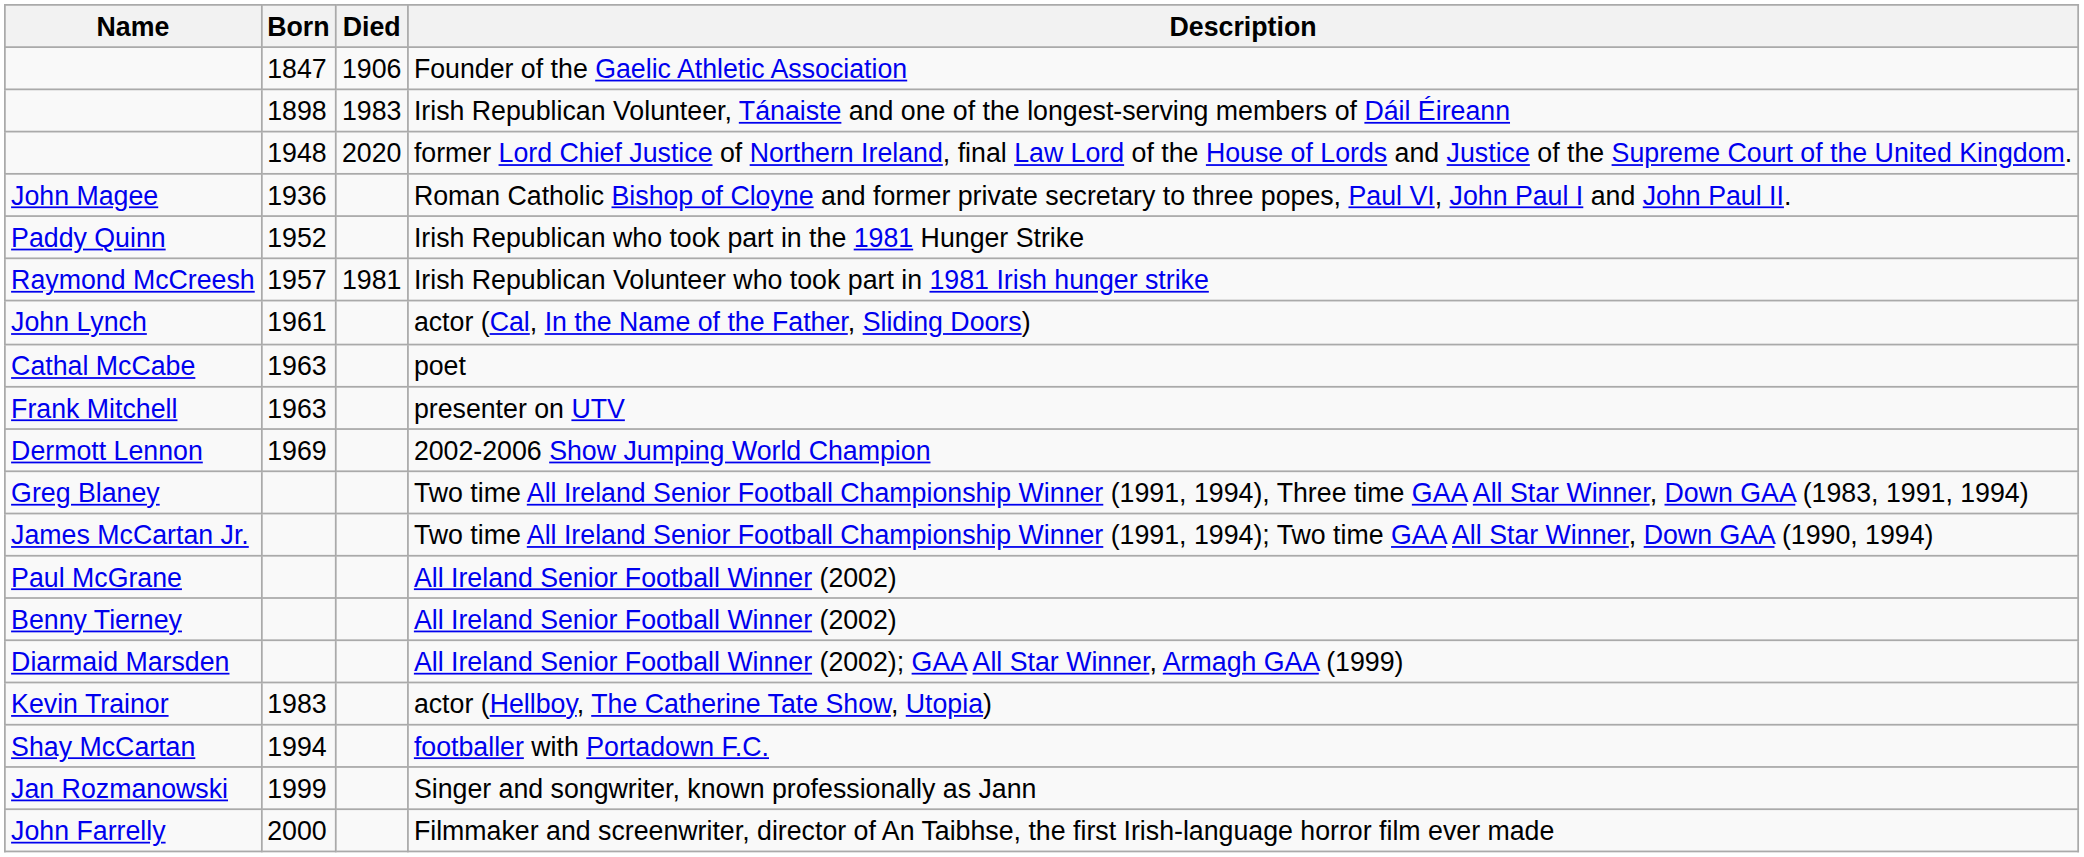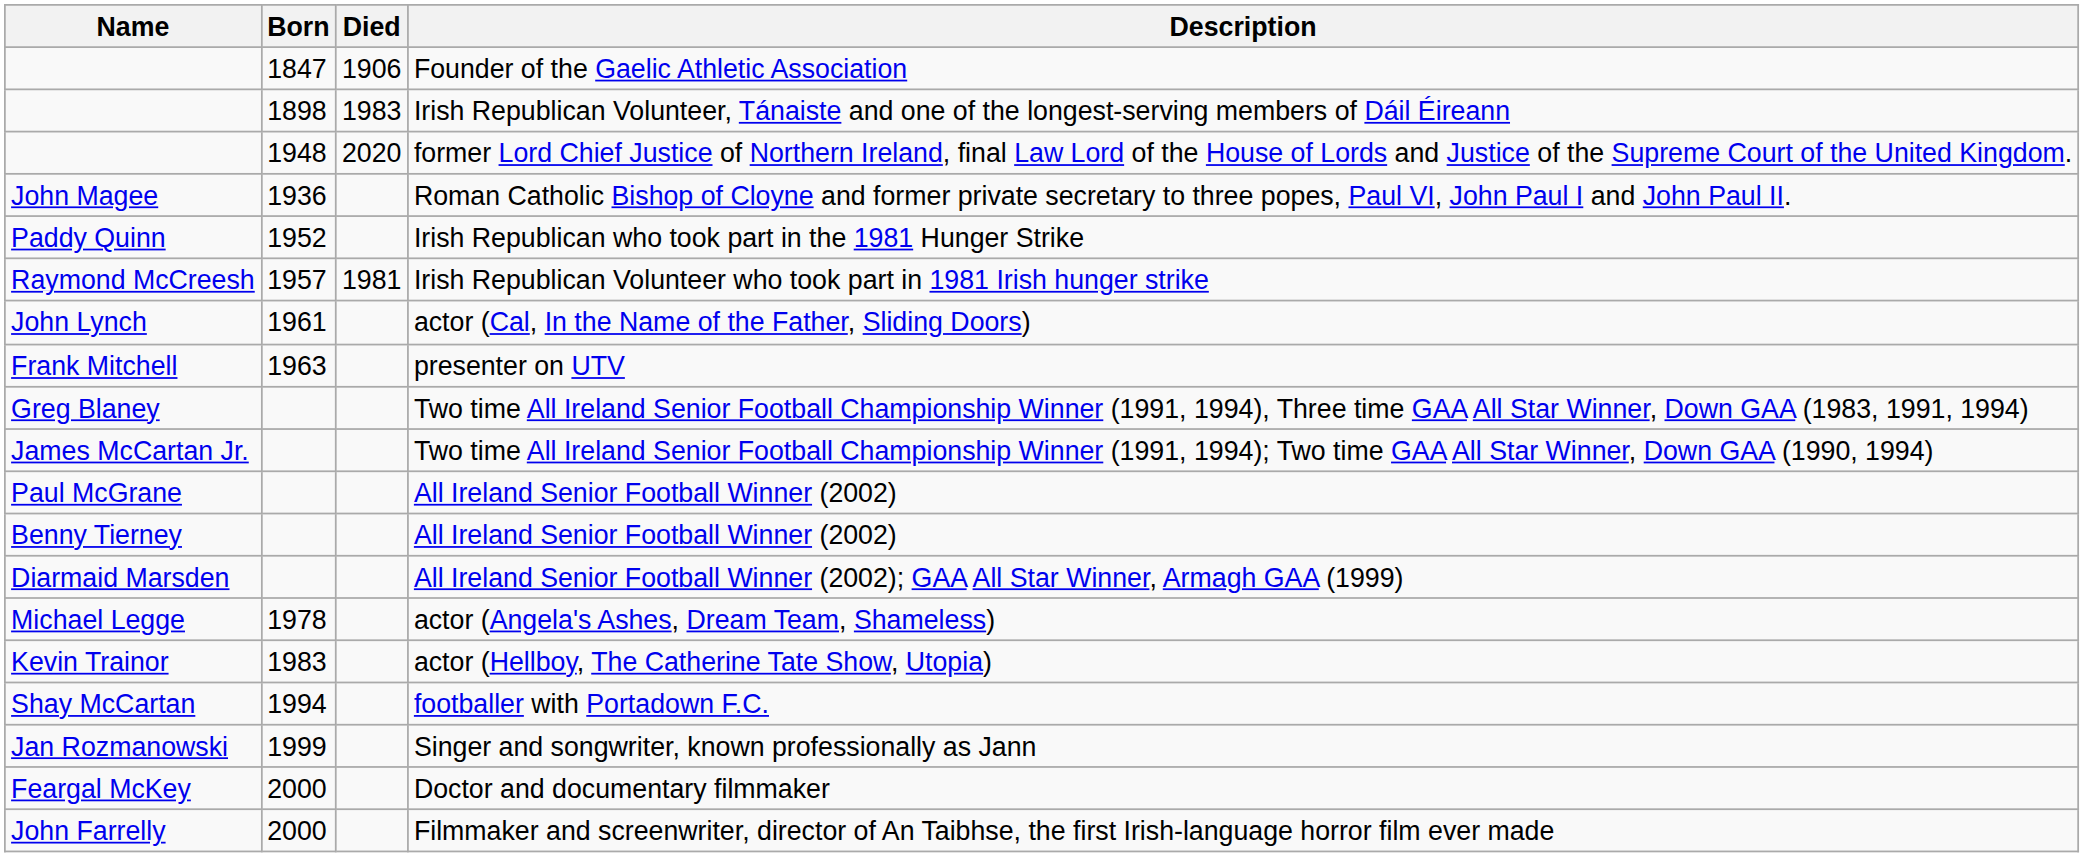- row: (103, 365)
- row: (107, 450)
+ row: (98, 619)
+ row: (101, 789)
